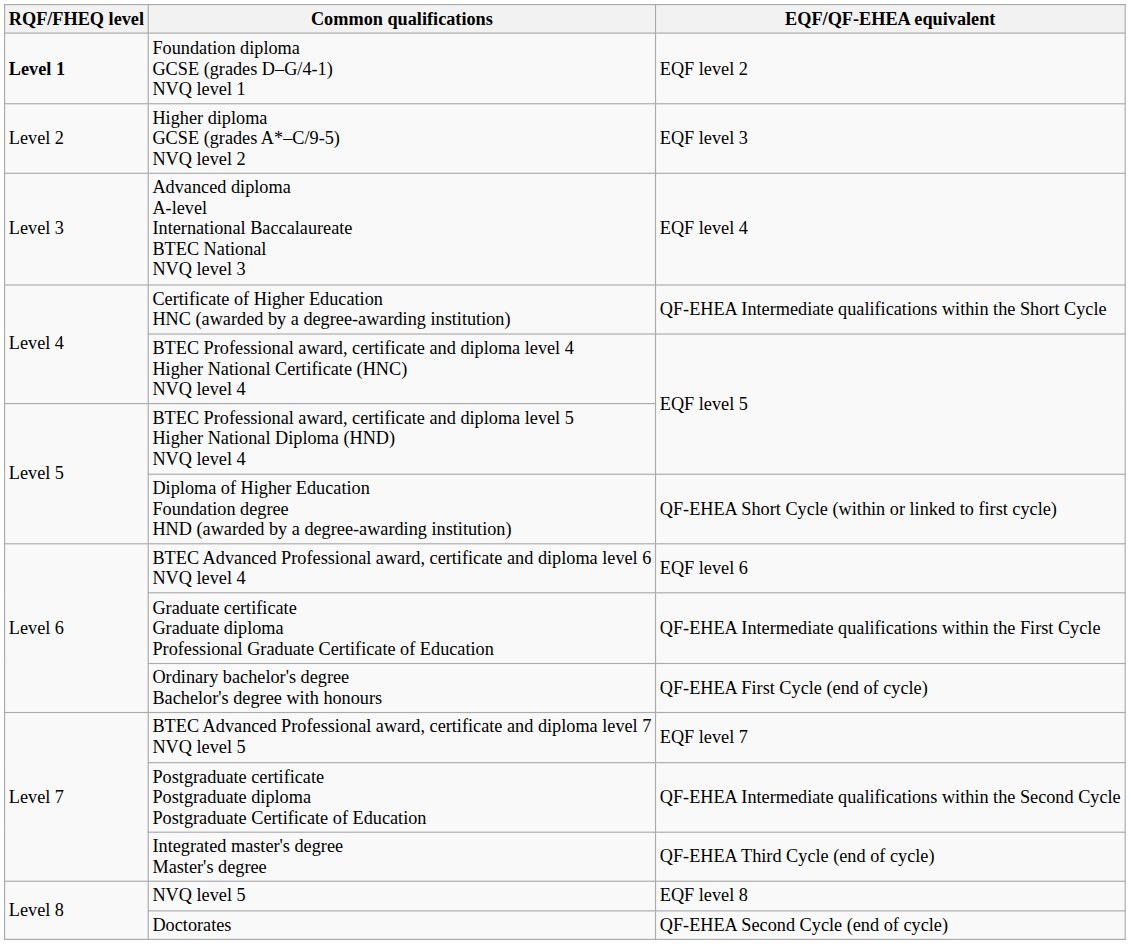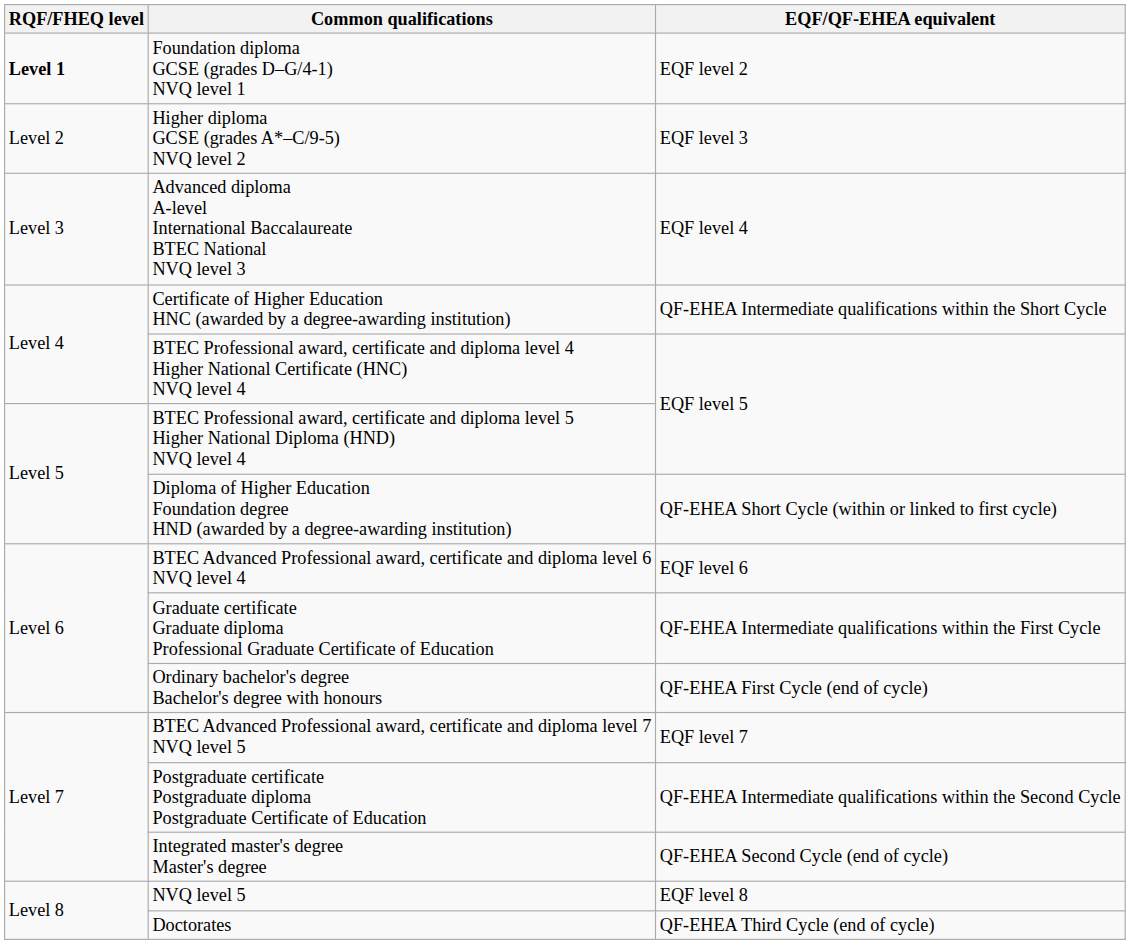(797, 856) QF-EHEA Third Cycle (end of cycle) -> (804, 856) QF-EHEA Second Cycle (end of cycle)
(804, 924) QF-EHEA Second Cycle (end of cycle) -> (797, 924) QF-EHEA Third Cycle (end of cycle)
